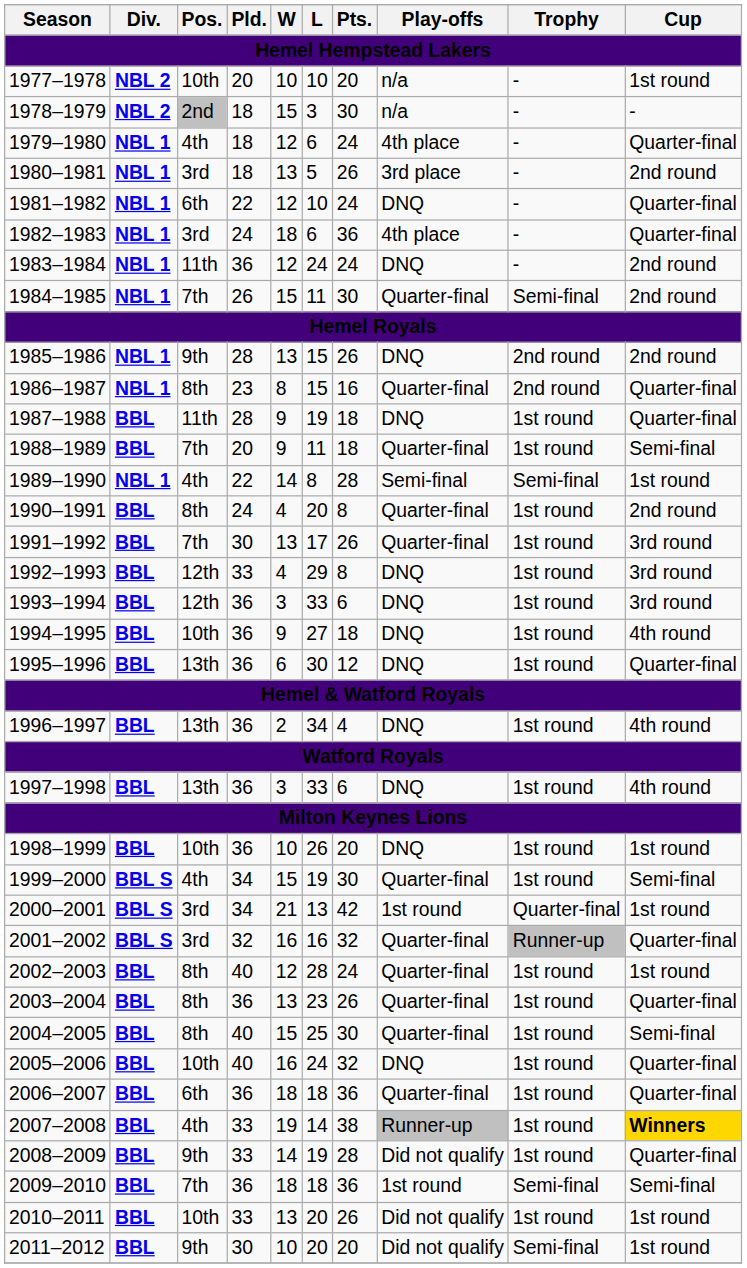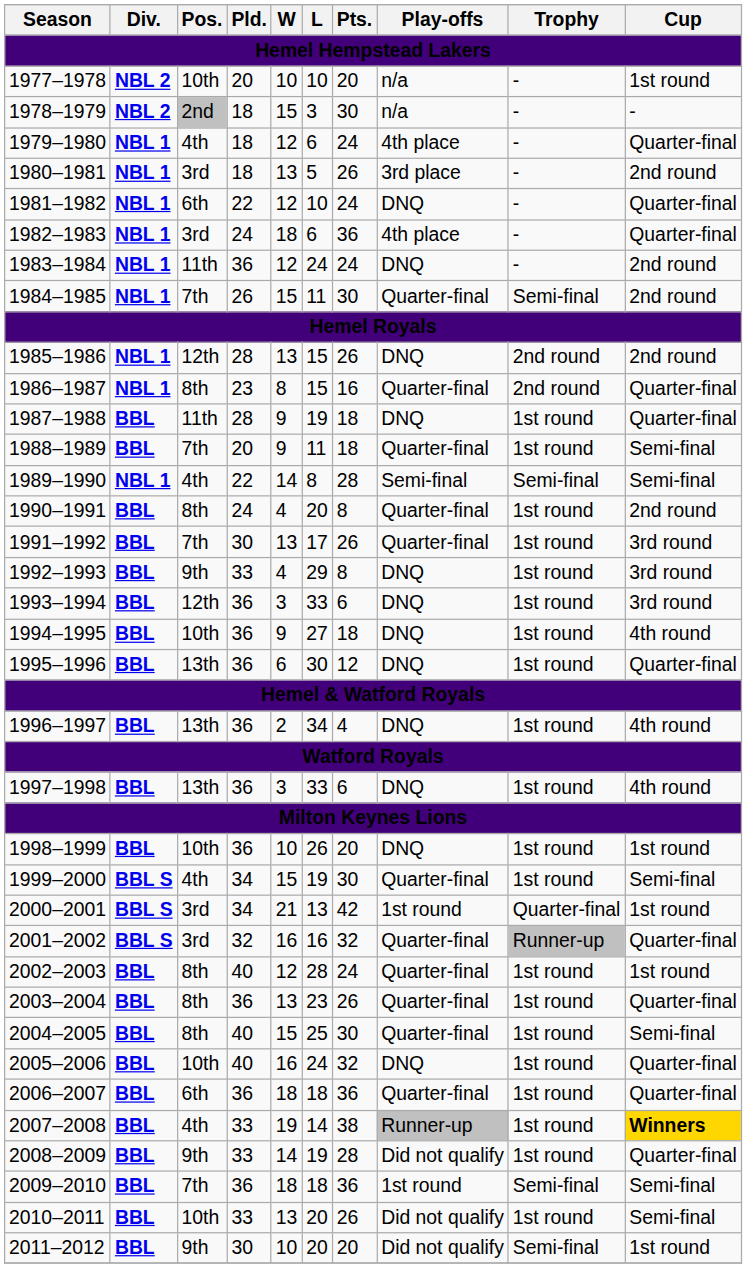(195, 357) 9th -> (200, 357) 12th
(670, 480) 1st round -> (672, 480) Semi-final
(200, 572) 12th -> (195, 572) 9th
(670, 1217) 1st round -> (672, 1217) Semi-final
